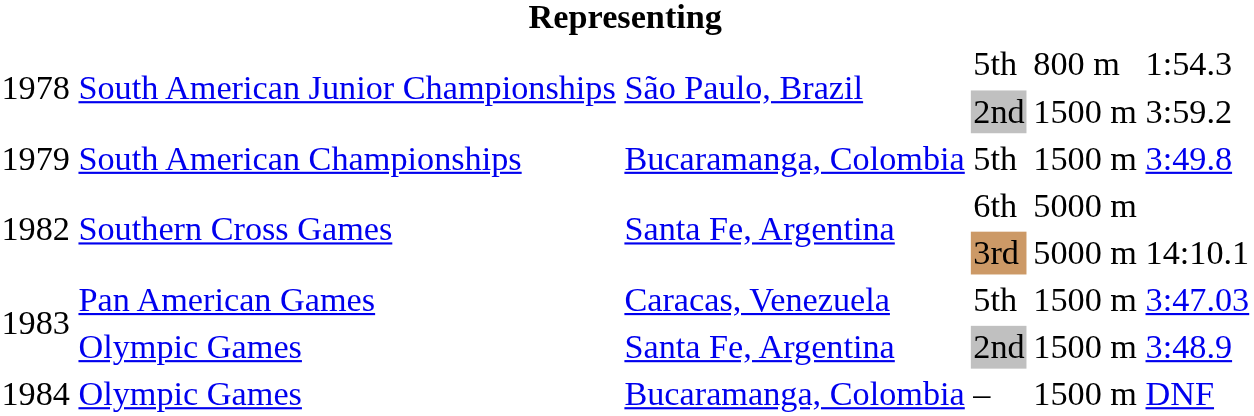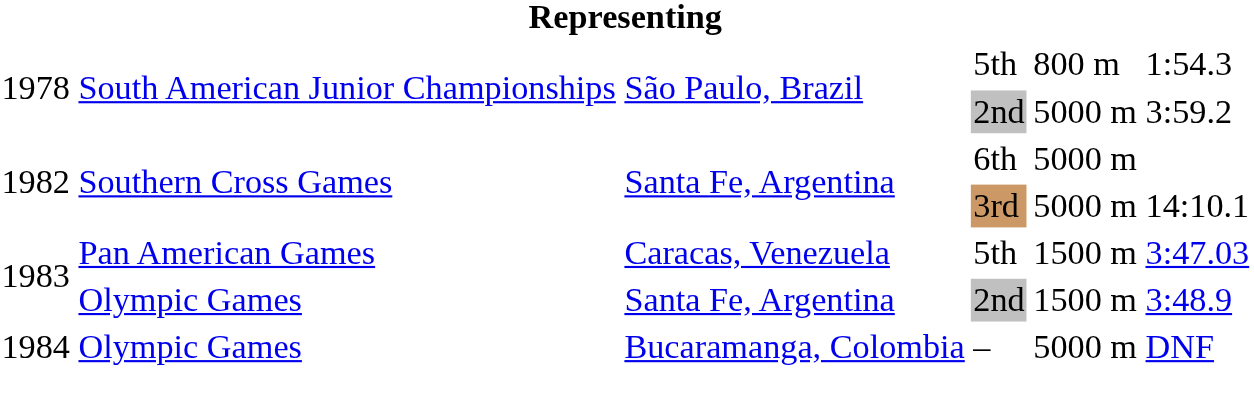(1085, 111) 1500 m -> (1085, 111) 5000 m
- row: (36, 158)
(1085, 393) 1500 m -> (1085, 346) 5000 m
